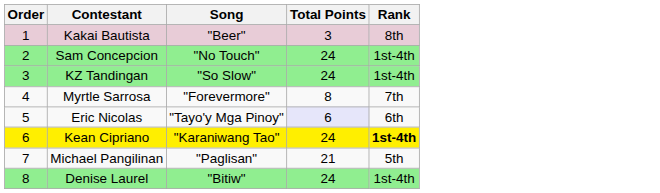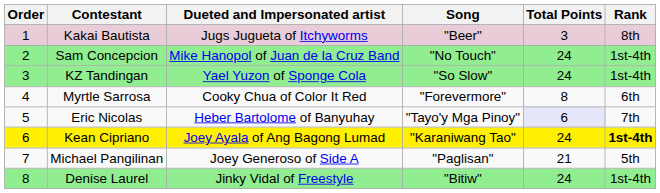+ column: (284, 15)
(394, 97) 7th -> (630, 97) 6th
(394, 117) 6th -> (630, 117) 7th
